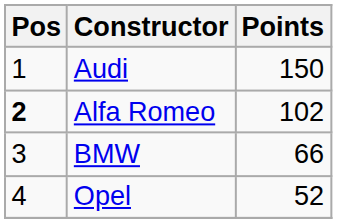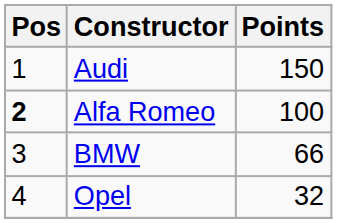(302, 111) 102 -> (302, 111) 100
(309, 197) 52 -> (309, 197) 32
